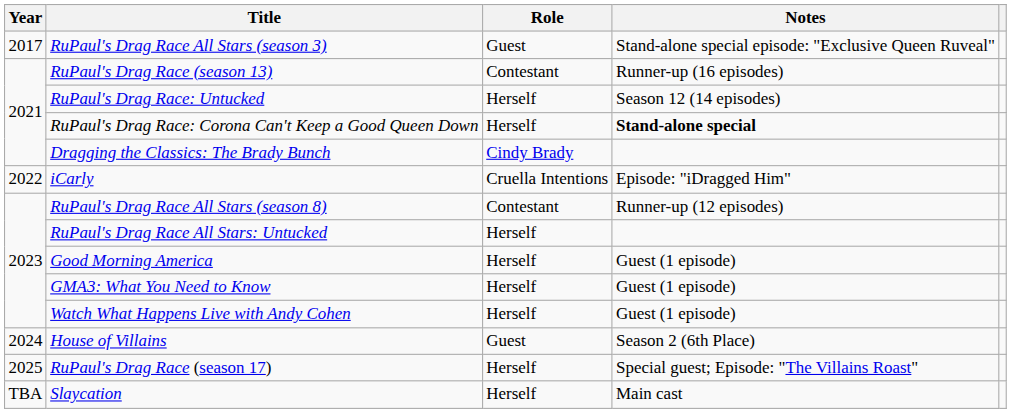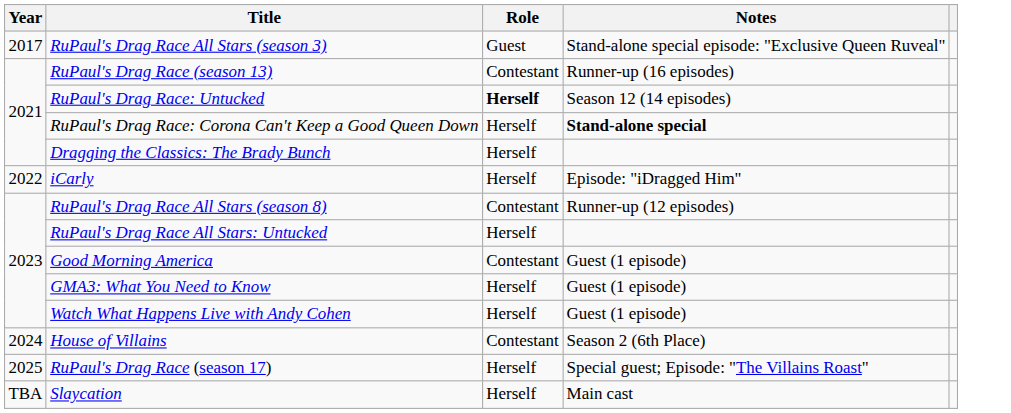(511, 98) normal -> (513, 98) bold
(530, 152) Cindy Brady -> (511, 152) Herself
(547, 179) Cruella Intentions -> (511, 179) Herself
(511, 260) Herself -> (522, 260) Contestant
(506, 340) Guest -> (522, 340) Contestant
